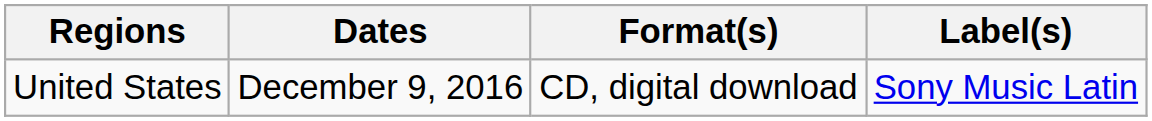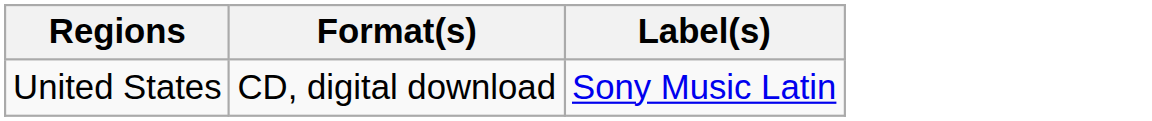- column: (380, 32)
